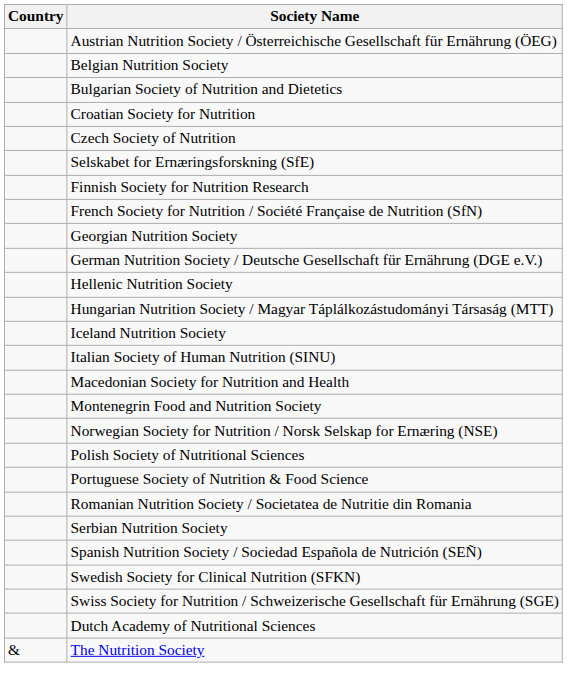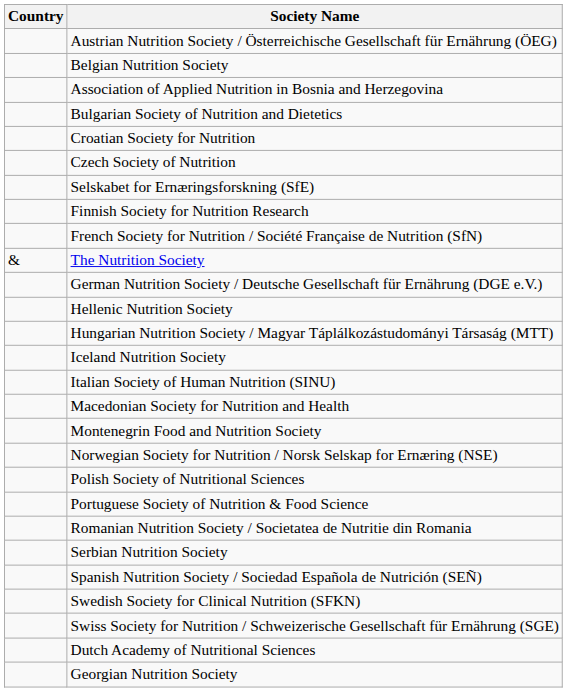+ row: (257, 89)
rows swapped: (154, 235) <-> (138, 650)
